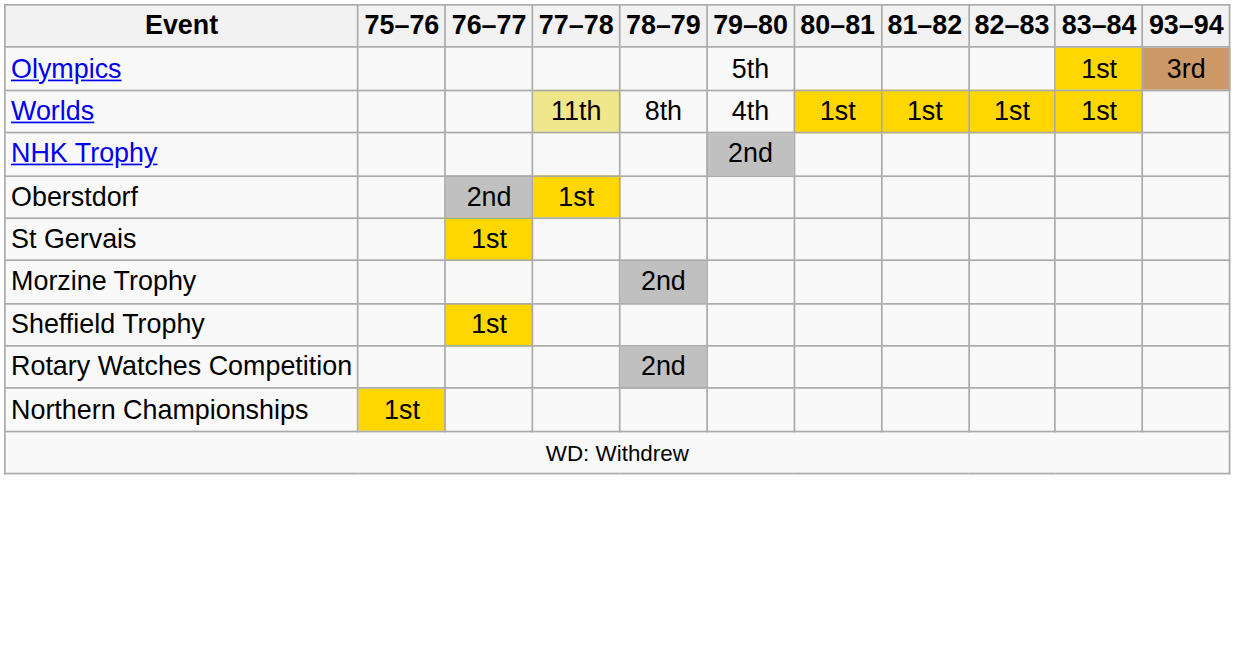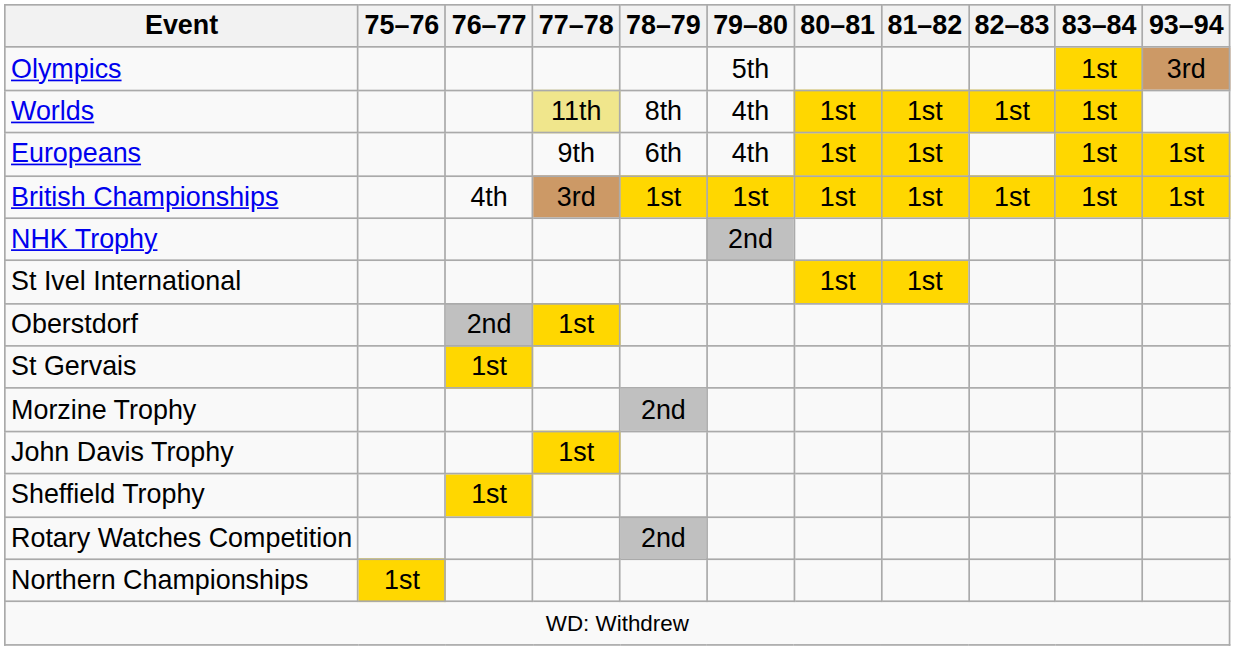+ row: (76, 153)
+ row: (145, 196)
+ row: (126, 281)
+ row: (122, 452)
